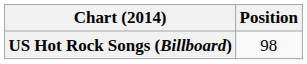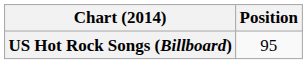(269, 44) 98 -> (269, 44) 95
